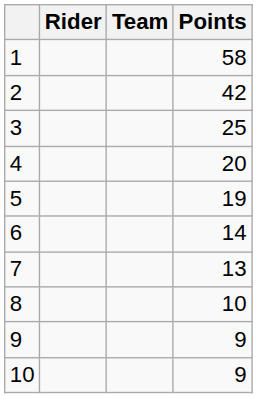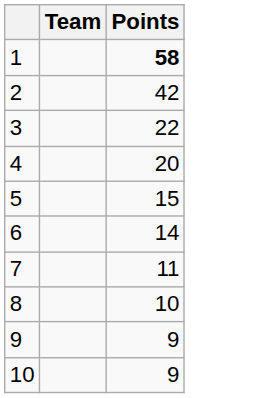- column: (73, 22)
(234, 57) normal -> (167, 57) bold
(234, 127) 25 -> (167, 127) 22
(234, 198) 19 -> (167, 198) 15
(234, 269) 13 -> (168, 269) 11
